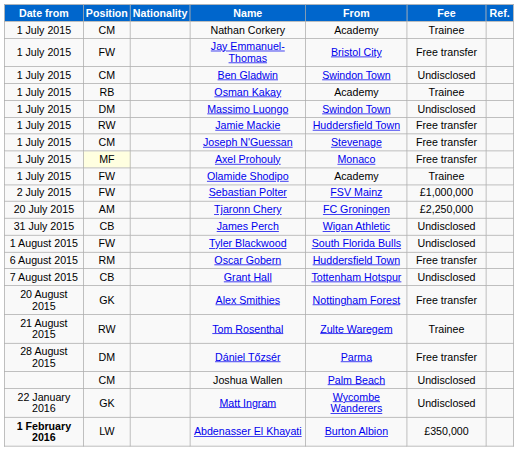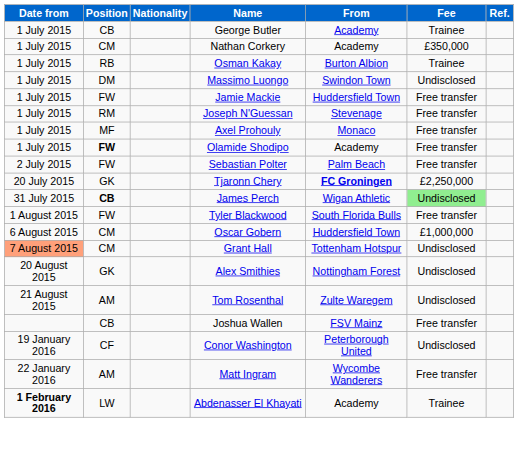+ row: (248, 30)
(446, 30) Trainee -> (446, 47) £350,000
- row: (248, 53)
- row: (248, 76)
(356, 92) Academy -> (356, 64) Burton Albion
(107, 126) RW -> (107, 97) FW
(107, 143) CM -> (107, 114) RM
(107, 160) lightyellow background -> (107, 131) no background
(107, 177) normal -> (107, 148) bold
(446, 177) Trainee -> (446, 148) Free transfer
(356, 193) FSV Mainz -> (356, 165) Palm Beach
(446, 193) £1,000,000 -> (446, 165) Free transfer
(107, 210) AM -> (107, 182) GK
(356, 210) normal -> (356, 182) bold
(107, 227) normal -> (107, 198) bold
(446, 227) no background -> (446, 198) lightgreen background
(446, 244) Undisclosed -> (446, 215) Free transfer
(107, 261) RM -> (107, 232) CM
(446, 261) Free transfer -> (446, 232) £1,000,000
(44, 278) no background -> (44, 249) lightsalmon background
(107, 278) CB -> (107, 249) CM
(446, 300) Free transfer -> (446, 272) Undisclosed
(107, 329) RW -> (107, 300) AM
(446, 329) Trainee -> (446, 300) Undisclosed
- row: (248, 358)
(107, 380) CM -> (107, 323) CB
(356, 380) Palm Beach -> (356, 323) FSV Mainz
(446, 380) Undisclosed -> (446, 323) Free transfer
+ row: (248, 346)
(107, 403) GK -> (107, 374) AM
(446, 403) Undisclosed -> (446, 374) Free transfer
(356, 432) Burton Albion -> (356, 403) Academy
(446, 432) £350,000 -> (446, 403) Trainee
